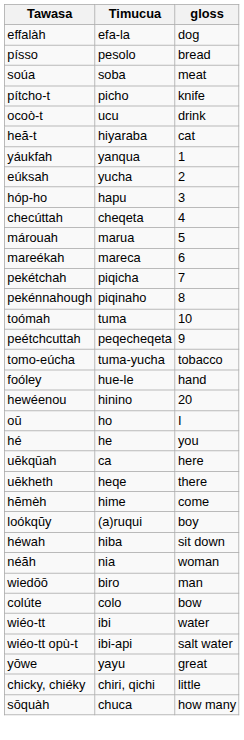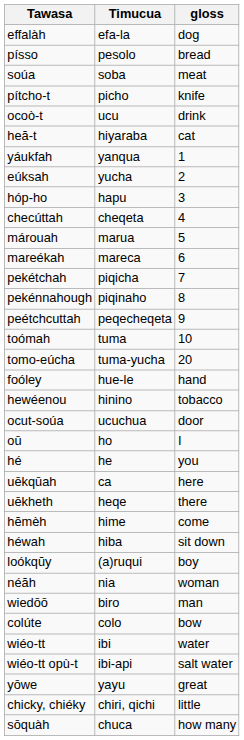rows swapped: (44, 339) <-> (29, 319)
(200, 359) tobacco -> (185, 359) 20
(185, 400) 20 -> (200, 400) tobacco
+ row: (35, 420)
rows swapped: (26, 542) <-> (29, 522)
